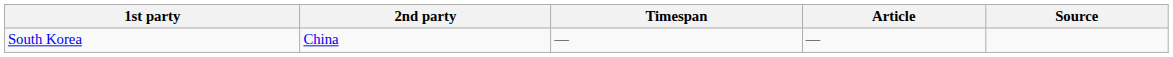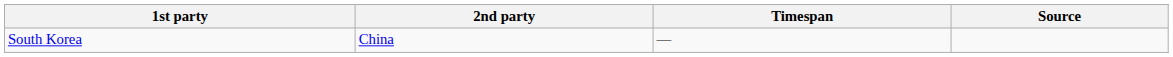- column: (894, 16)
